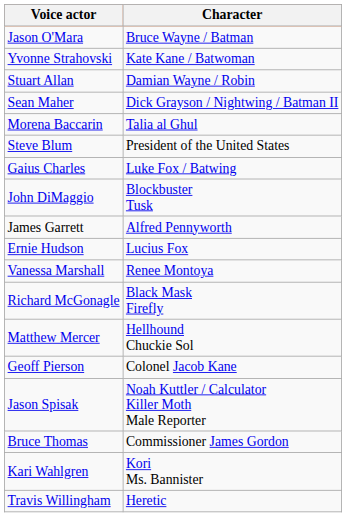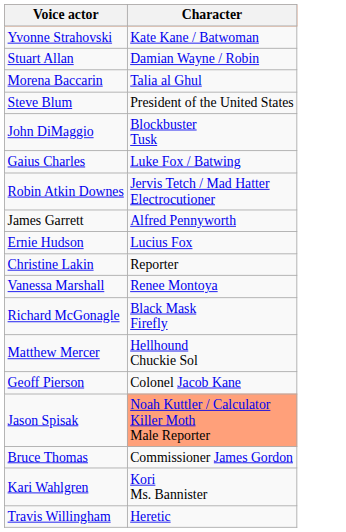- row: (45, 37)
- row: (41, 102)
rows swapped: (46, 168) <-> (51, 197)
+ row: (66, 191)
+ row: (51, 264)
(196, 404) no background -> (200, 420) lightsalmon background
